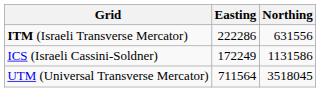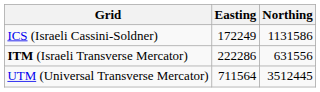rows swapped: (98, 35) <-> (83, 55)
(290, 76) 3518045 -> (290, 76) 3512445
